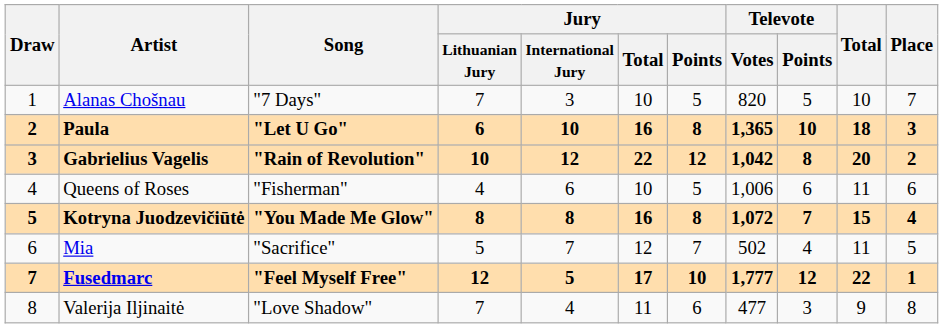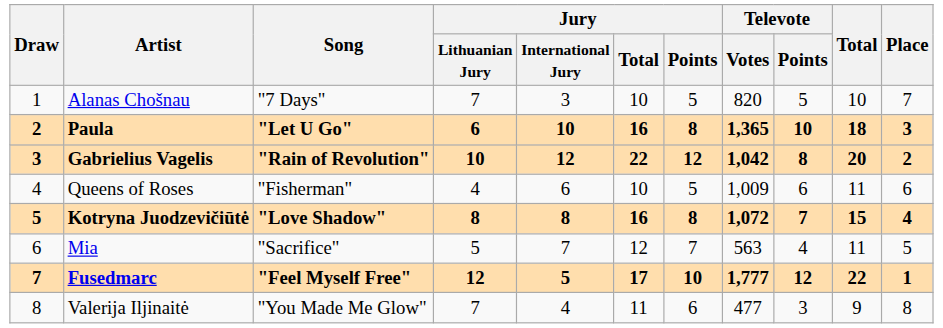(752, 188) 1,006 -> (748, 188) 1,009
(344, 218) "You Made Me Glow" -> (322, 218) "Love Shadow"
(752, 248) 502 -> (748, 248) 563
(313, 307) "Love Shadow" -> (342, 307) "You Made Me Glow"
